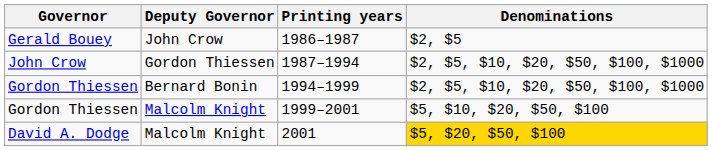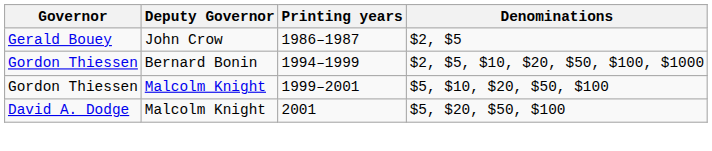- row: (321, 63)
(488, 134) gold background -> (488, 110) no background
